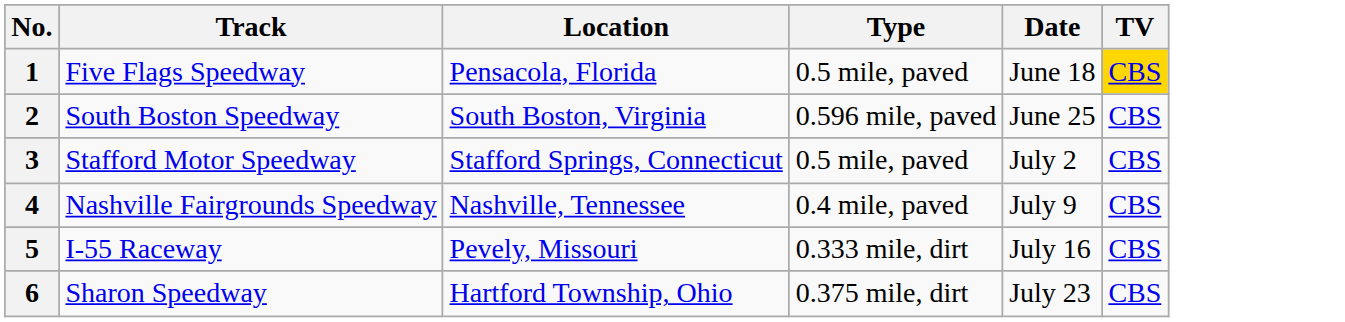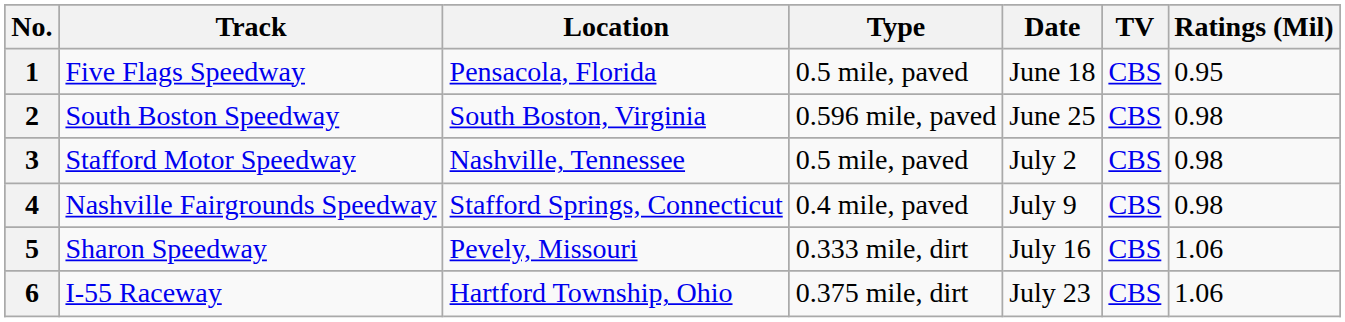+ column: (1254, 26)
(1135, 71) gold background -> (1135, 71) no background
(616, 159) Stafford Springs, Connecticut -> (567, 159) Nashville, Tennessee
(567, 204) Nashville, Tennessee -> (616, 204) Stafford Springs, Connecticut
(144, 248) I-55 Raceway -> (166, 248) Sharon Speedway
(166, 293) Sharon Speedway -> (144, 293) I-55 Raceway
